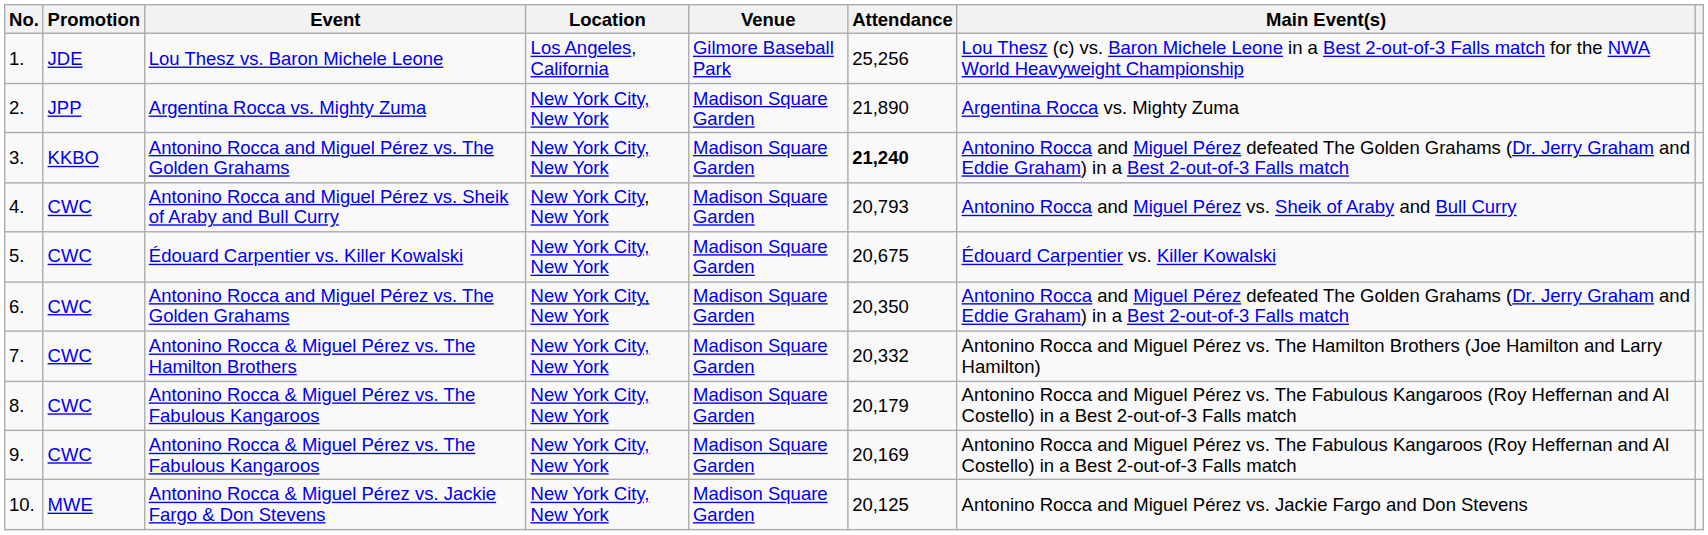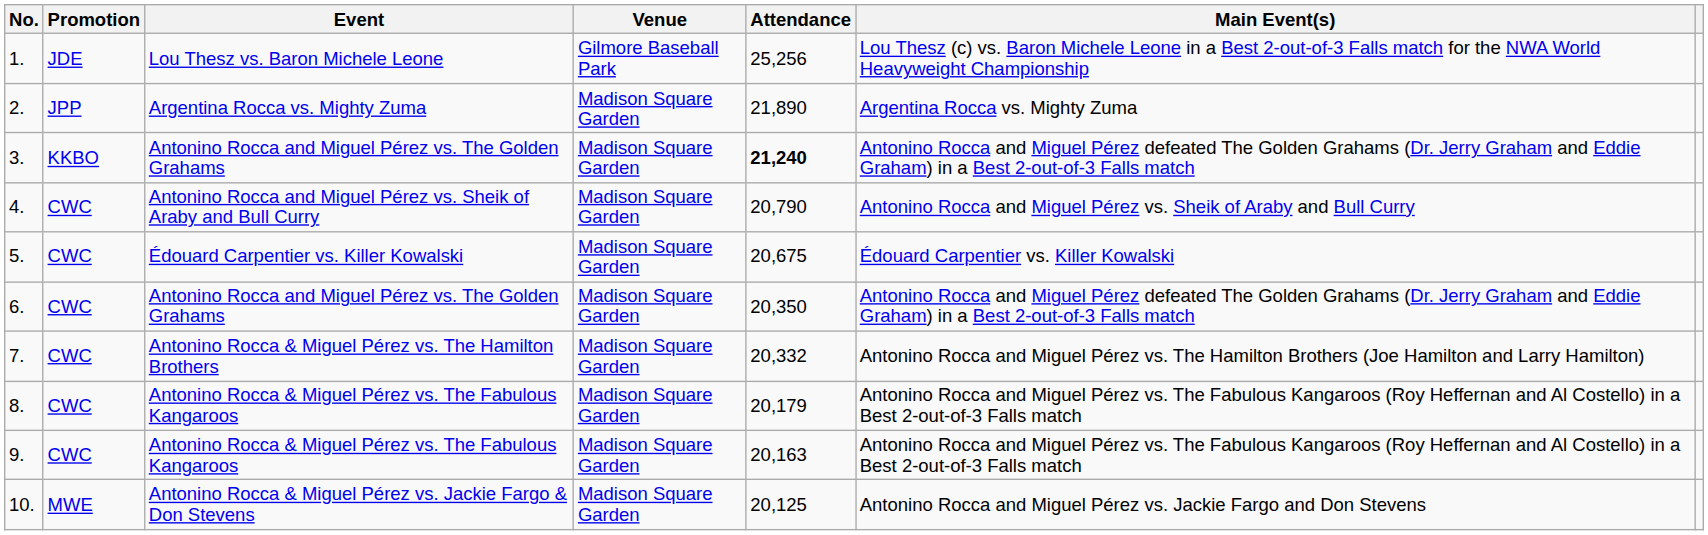- column: (607, 19)
(880, 207) 20,793 -> (779, 207) 20,790
(880, 455) 20,169 -> (779, 455) 20,163
